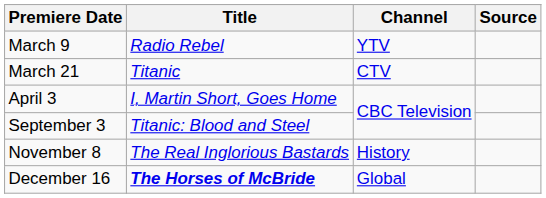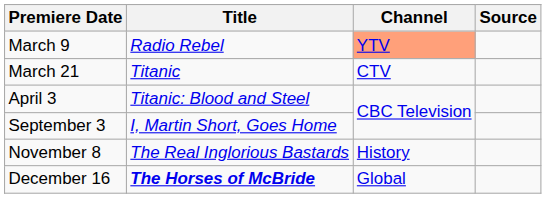(373, 44) no background -> (373, 44) lightsalmon background
(234, 98) I, Martin Short, Goes Home -> (220, 98) Titanic: Blood and Steel
(220, 125) Titanic: Blood and Steel -> (234, 125) I, Martin Short, Goes Home
